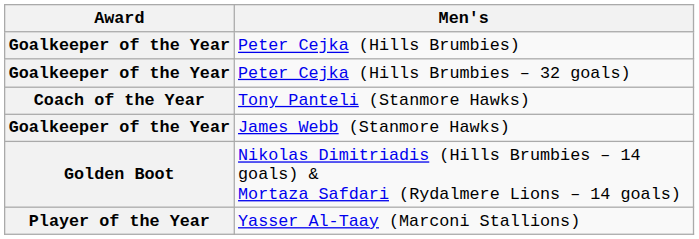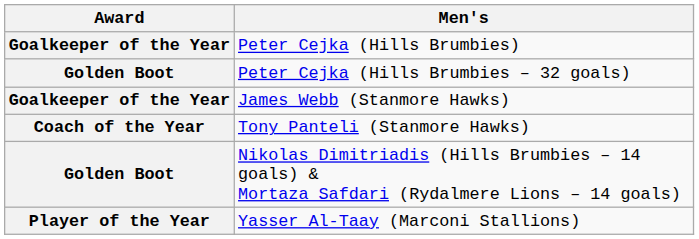(119, 73) Goalkeeper of the Year -> (119, 73) Golden Boot
rows swapped: (384, 100) <-> (374, 128)
